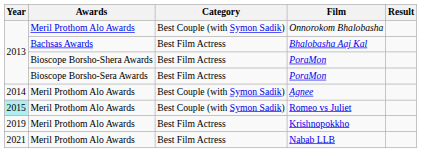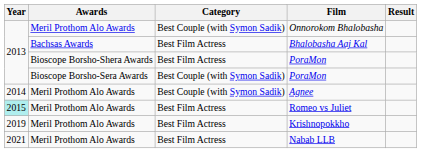(192, 76) Best Film Actress -> (221, 76) Best Couple (with Symon Sadik)
(221, 108) Best Couple (with Symon Sadik) -> (192, 108) Best Film Actress
